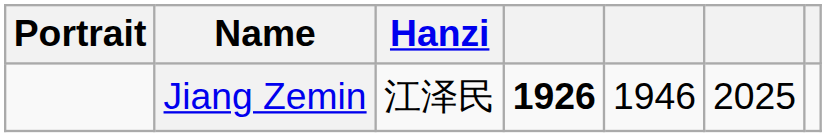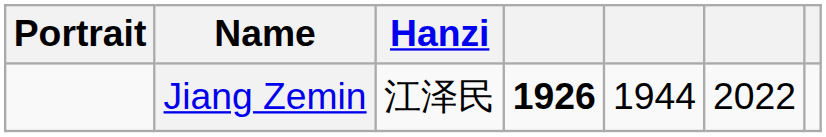(654, 96) 1946 -> (654, 96) 1944
(755, 96) 2025 -> (755, 96) 2022
